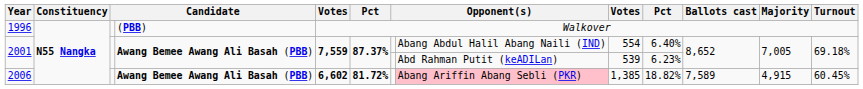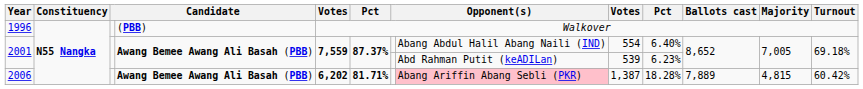(333, 76) 6,602 -> (333, 76) 6,202
(370, 76) 81.72% -> (370, 76) 81.71%
(625, 76) 1,385 -> (625, 76) 1,387
(663, 76) 18.82% -> (663, 76) 18.28%
(700, 76) 7,589 -> (700, 76) 7,889
(776, 76) 4,915 -> (776, 76) 4,815
(832, 76) 60.45% -> (832, 76) 60.42%
